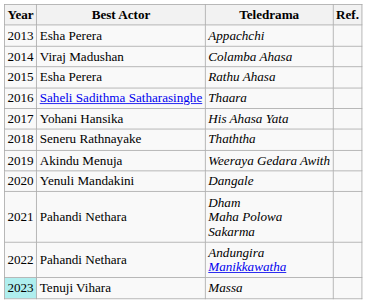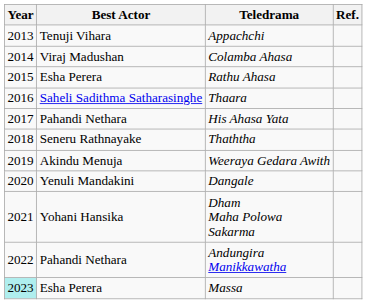(71, 35) Esha Perera -> (75, 35) Tenuji Vihara
(82, 118) Yohani Hansika -> (83, 118) Pahandi Nethara
(83, 216) Pahandi Nethara -> (82, 216) Yohani Hansika
(75, 288) Tenuji Vihara -> (71, 288) Esha Perera
